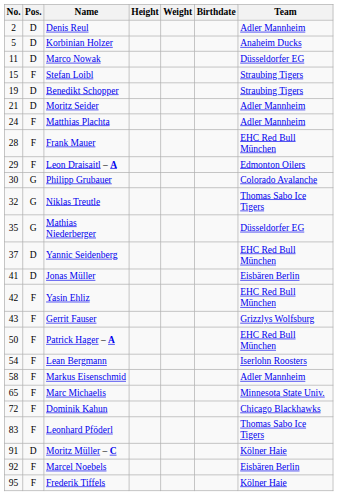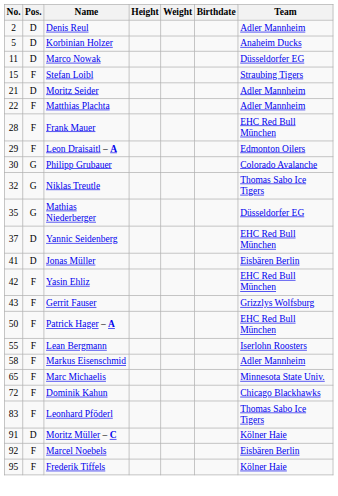- row: (82, 91)
(14, 122) 24 -> (14, 106) 22
(14, 362) 54 -> (14, 346) 55
